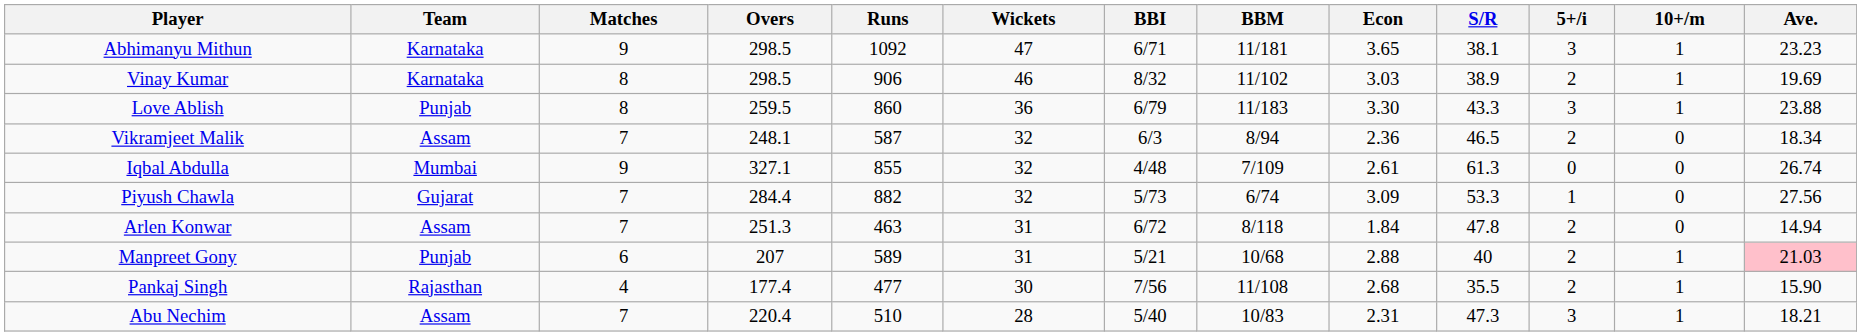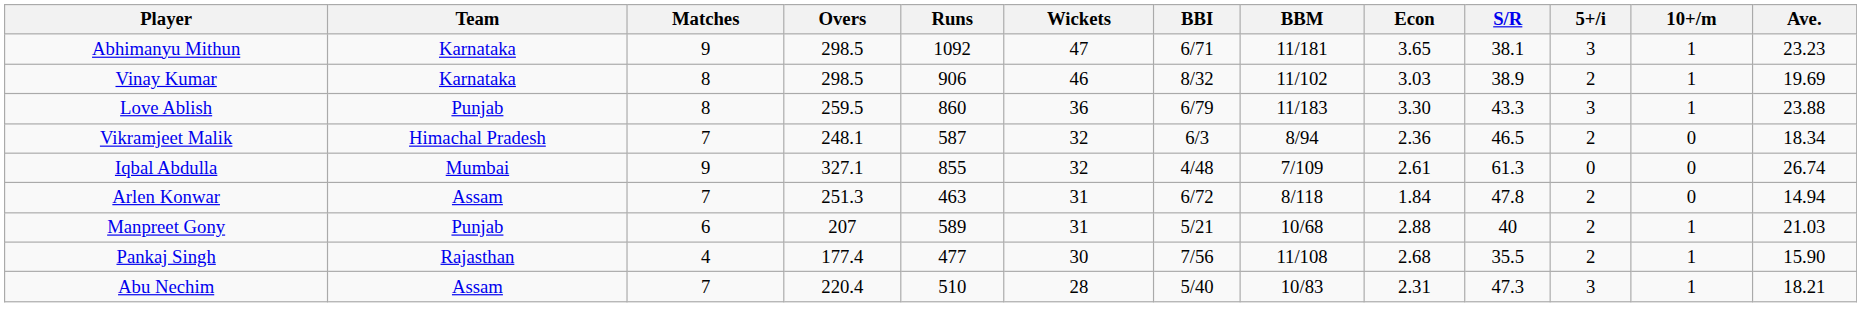(445, 138) Assam -> (477, 138) Himachal Pradesh
- row: (178, 197)
(1801, 256) pink background -> (1804, 227) no background
